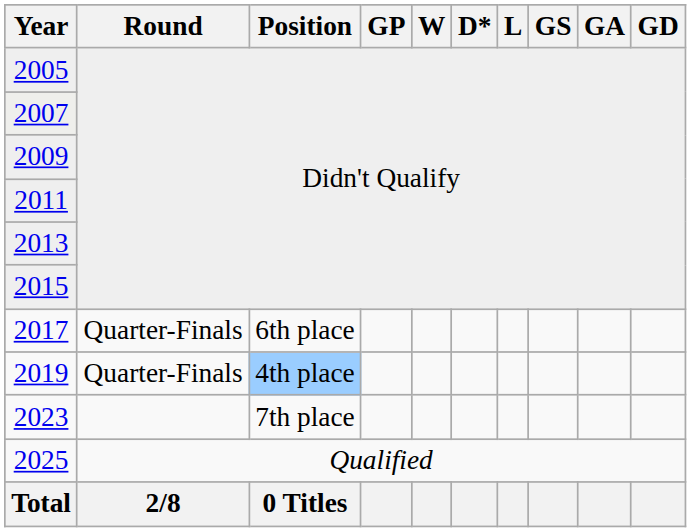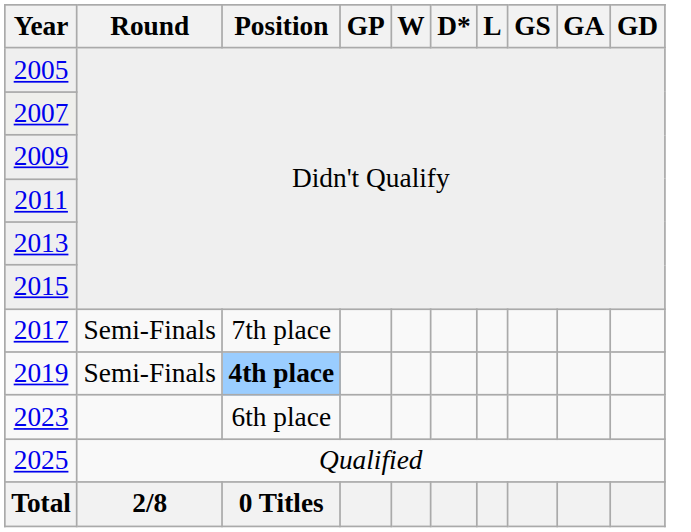(163, 329) Quarter-Finals -> (150, 329) Semi-Finals
(305, 329) 6th place -> (281, 329) 7th place
(163, 373) Quarter-Finals -> (150, 373) Semi-Finals
(305, 373) normal -> (281, 373) bold
(305, 416) 7th place -> (281, 416) 6th place
